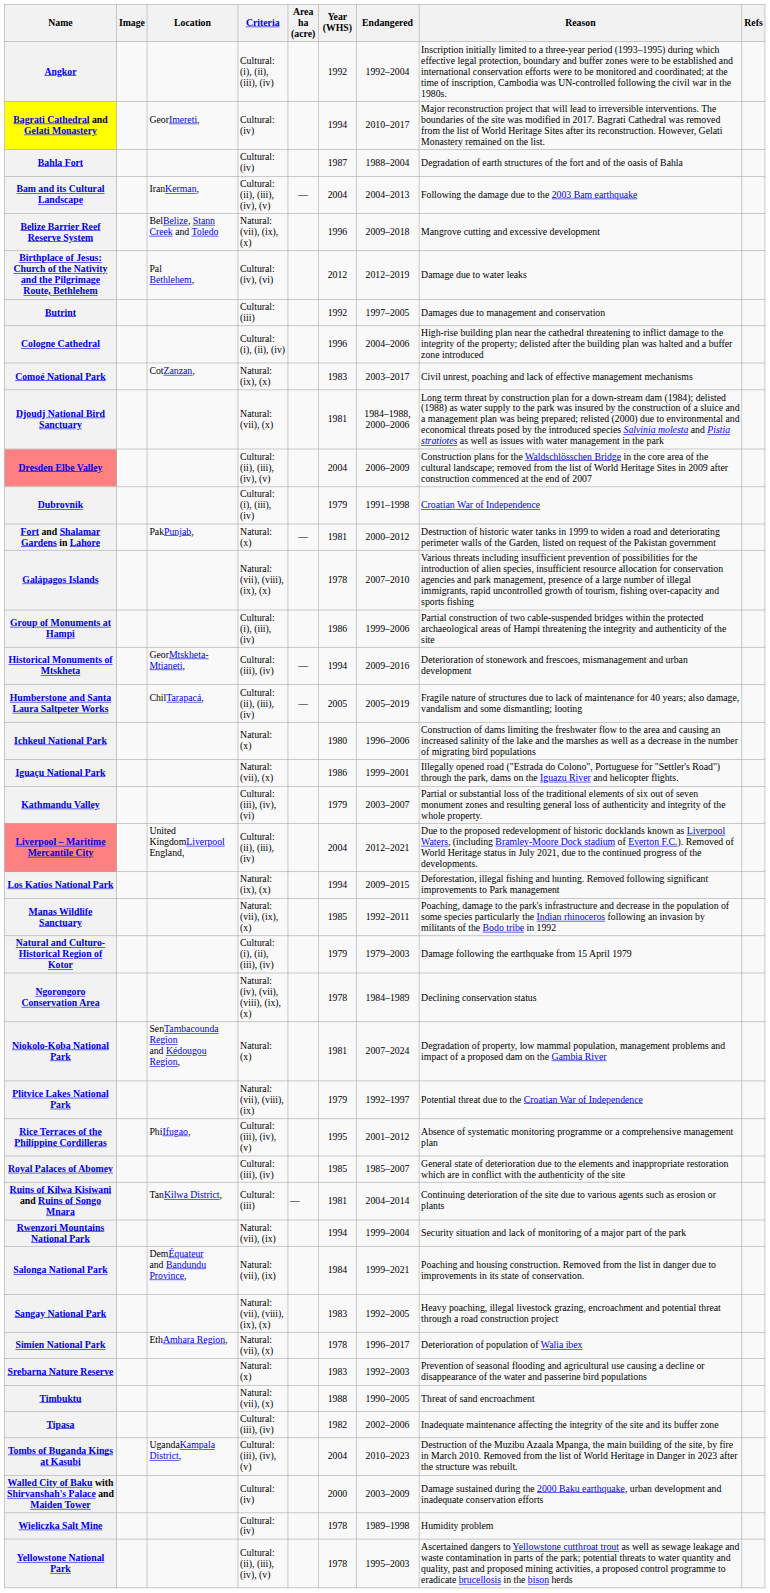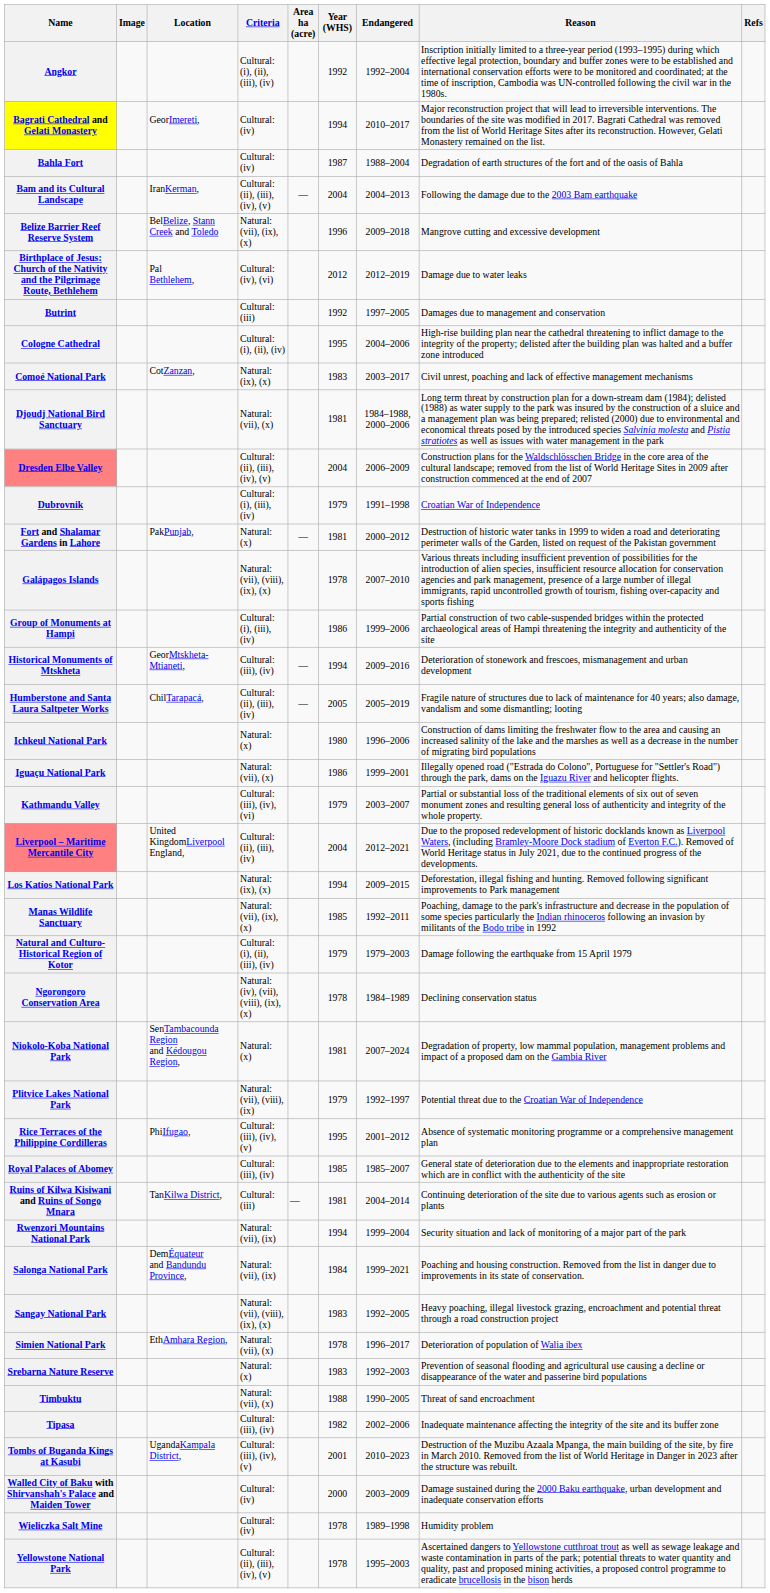(337, 344) 1996 -> (337, 344) 1995
(337, 1456) 2004 -> (337, 1456) 2001
